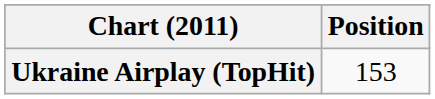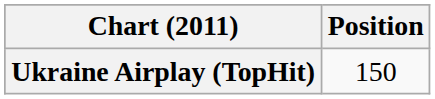(376, 70) 153 -> (376, 70) 150
